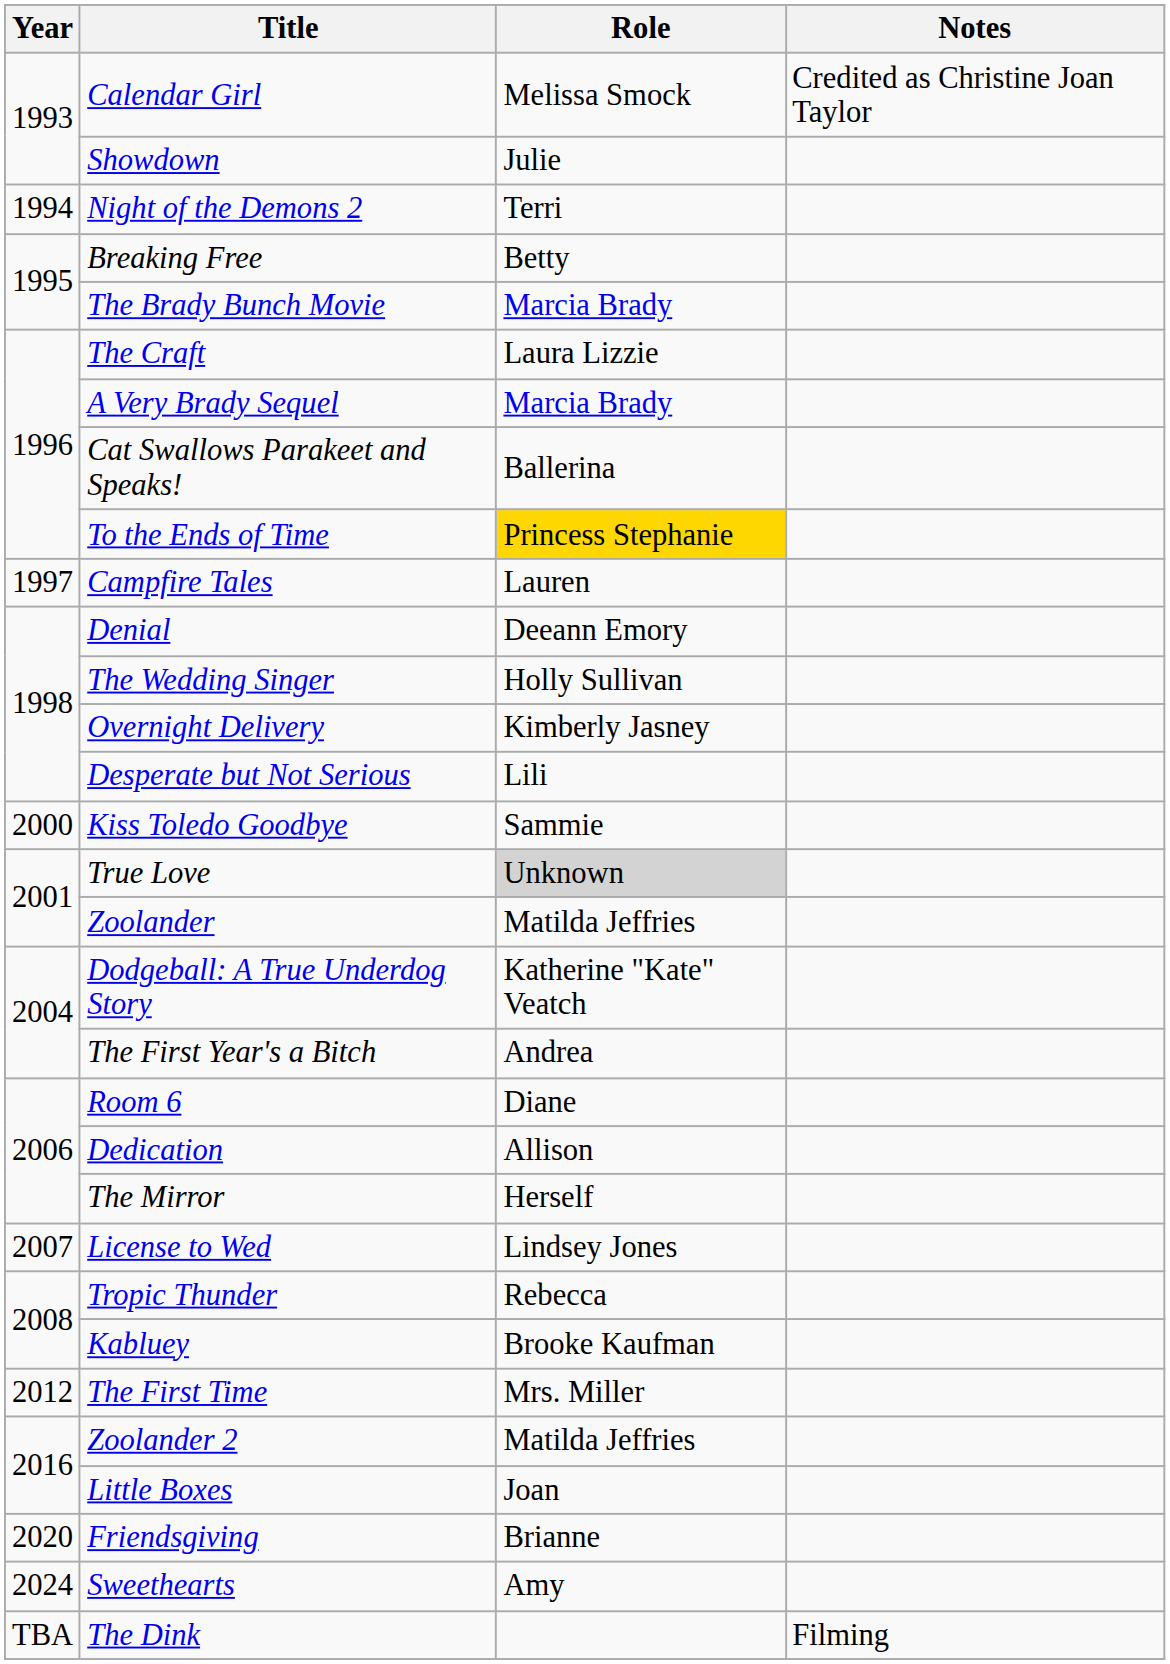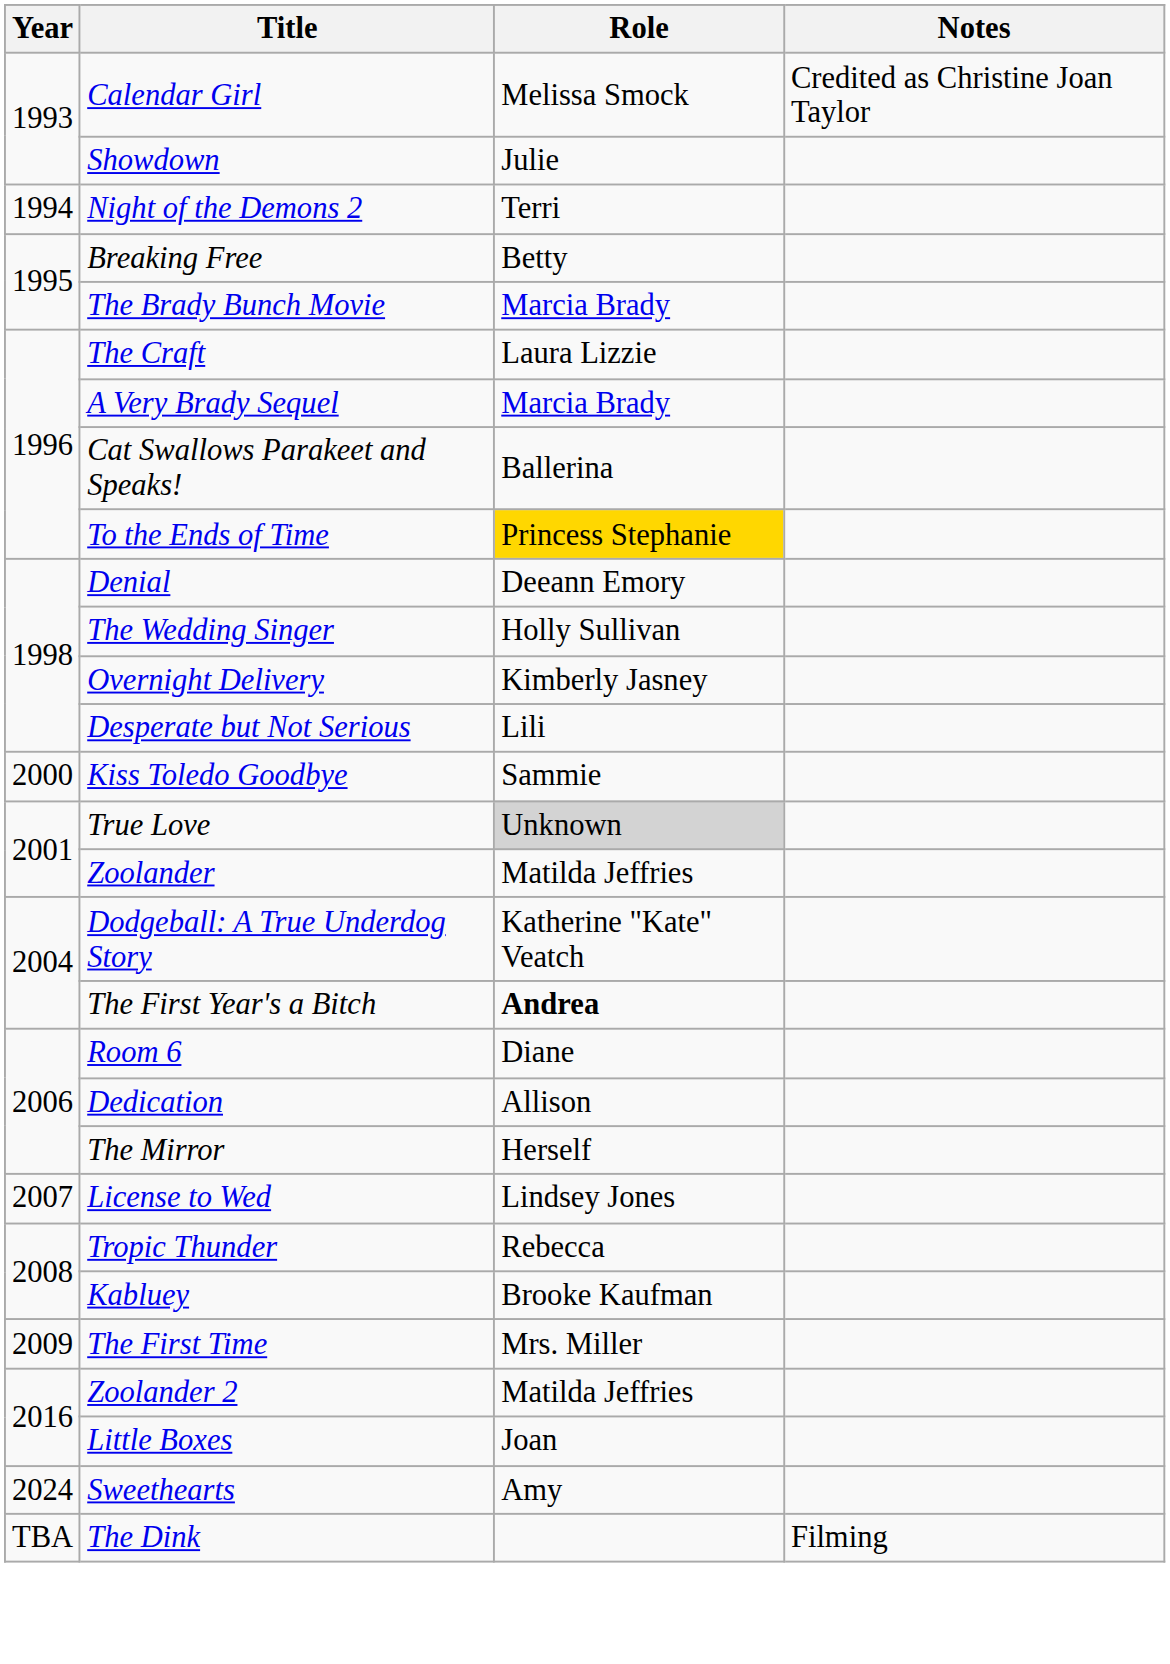- row: (180, 582)
(548, 1052) normal -> (550, 1004) bold
(43, 1391) 2012 -> (43, 1343) 2009
- row: (173, 1537)
